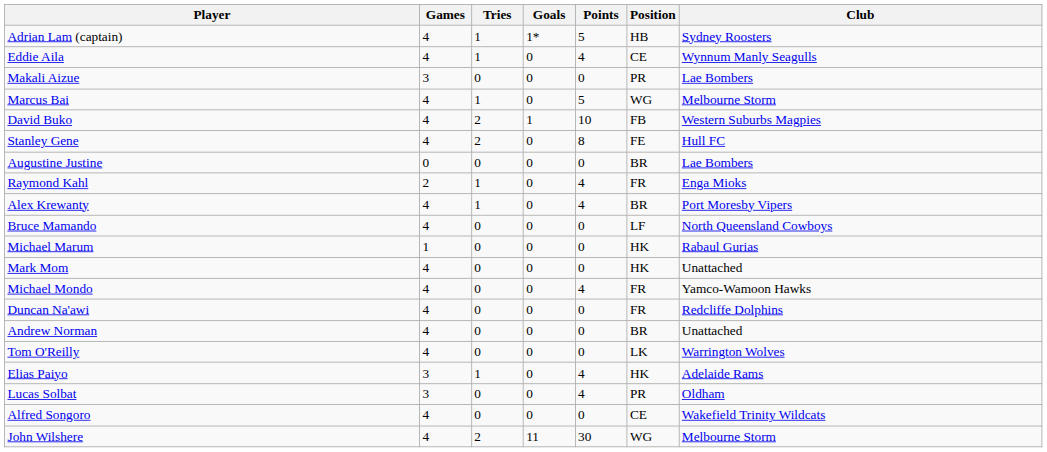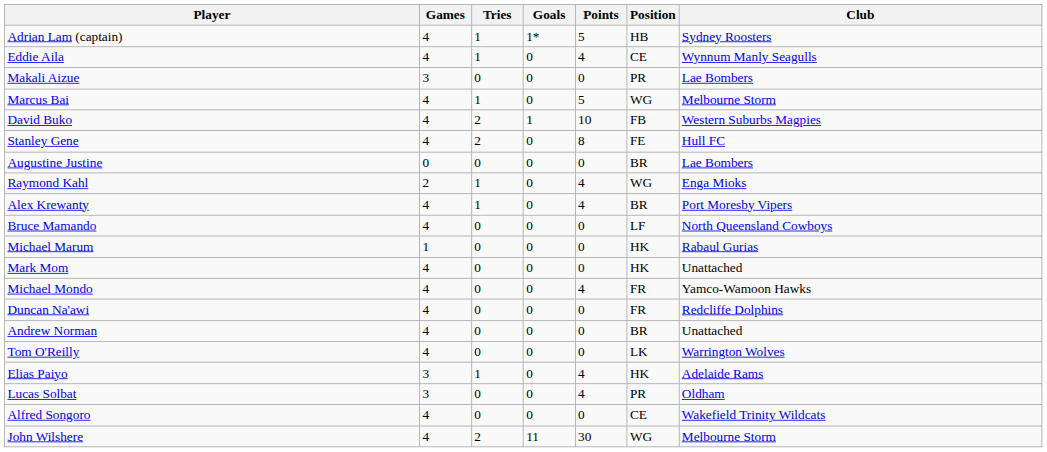(638, 183) FR -> (641, 183) WG
